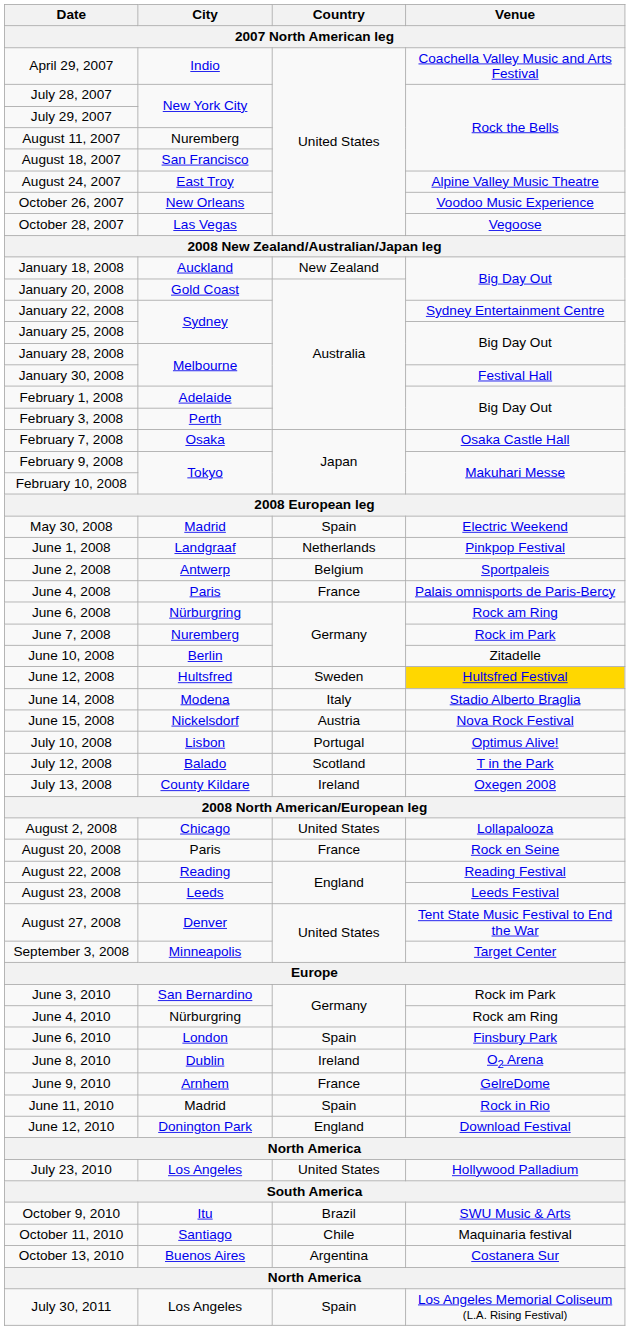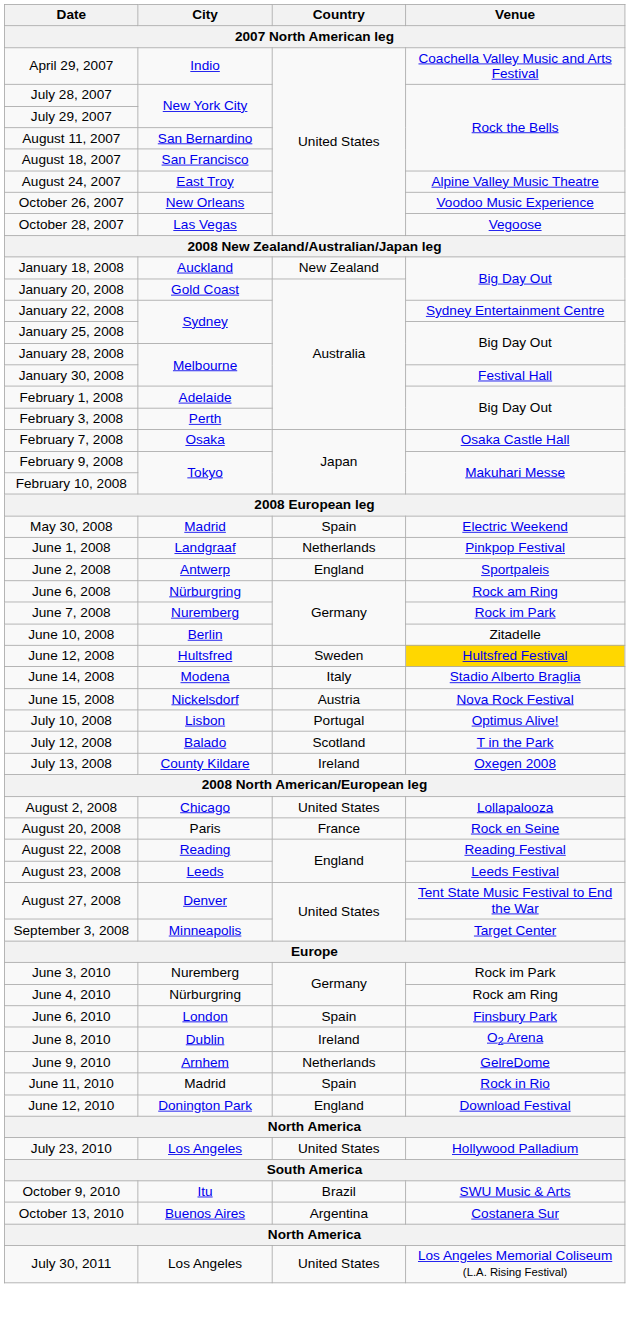(205, 138) Nuremberg -> (205, 138) San Bernardino
(339, 569) Belgium -> (339, 569) England
- row: (71, 591)
(205, 994) San Bernardino -> (205, 973) Nuremberg
(339, 1083) France -> (339, 1062) Netherlands
- row: (71, 1234)
(339, 1307) Spain -> (339, 1264) United States
